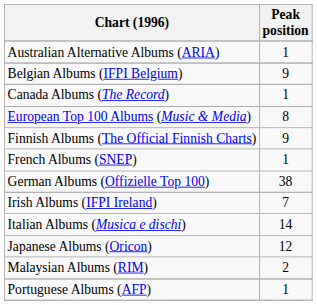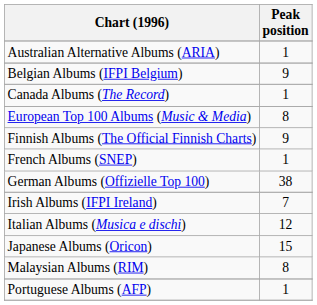(286, 224) 14 -> (286, 224) 12
(286, 246) 12 -> (286, 246) 15
(286, 267) 2 -> (286, 267) 8
